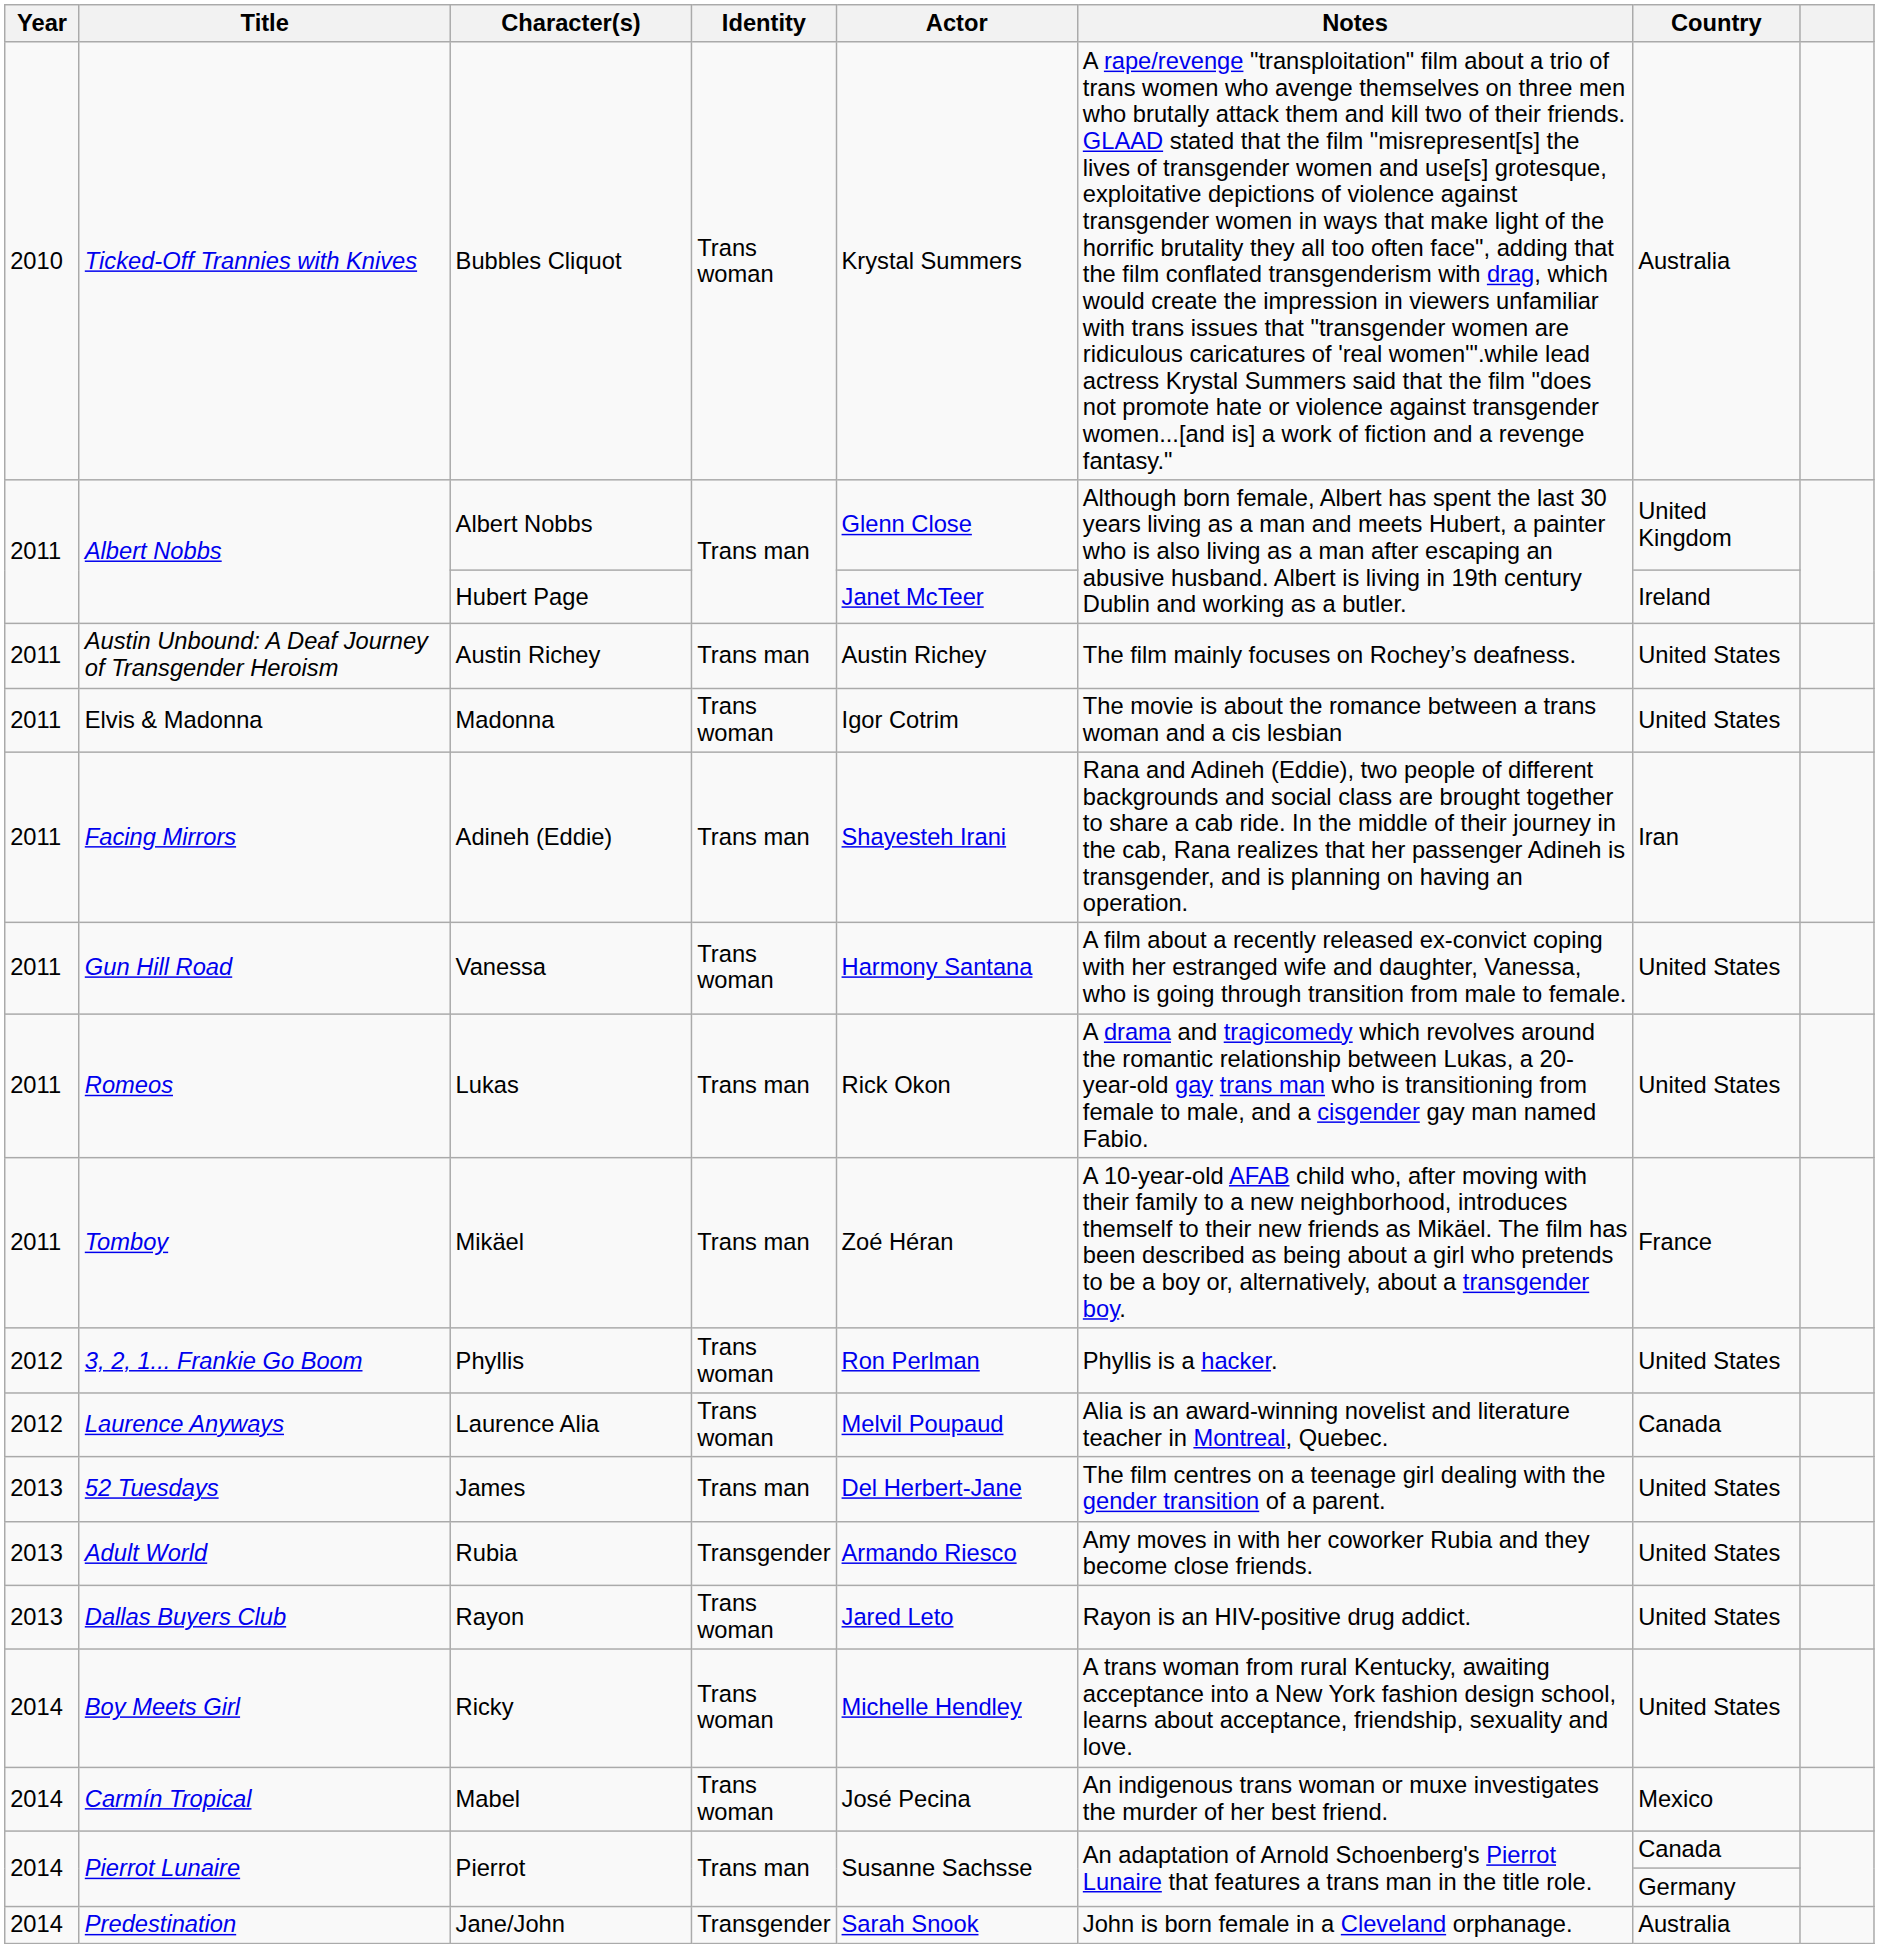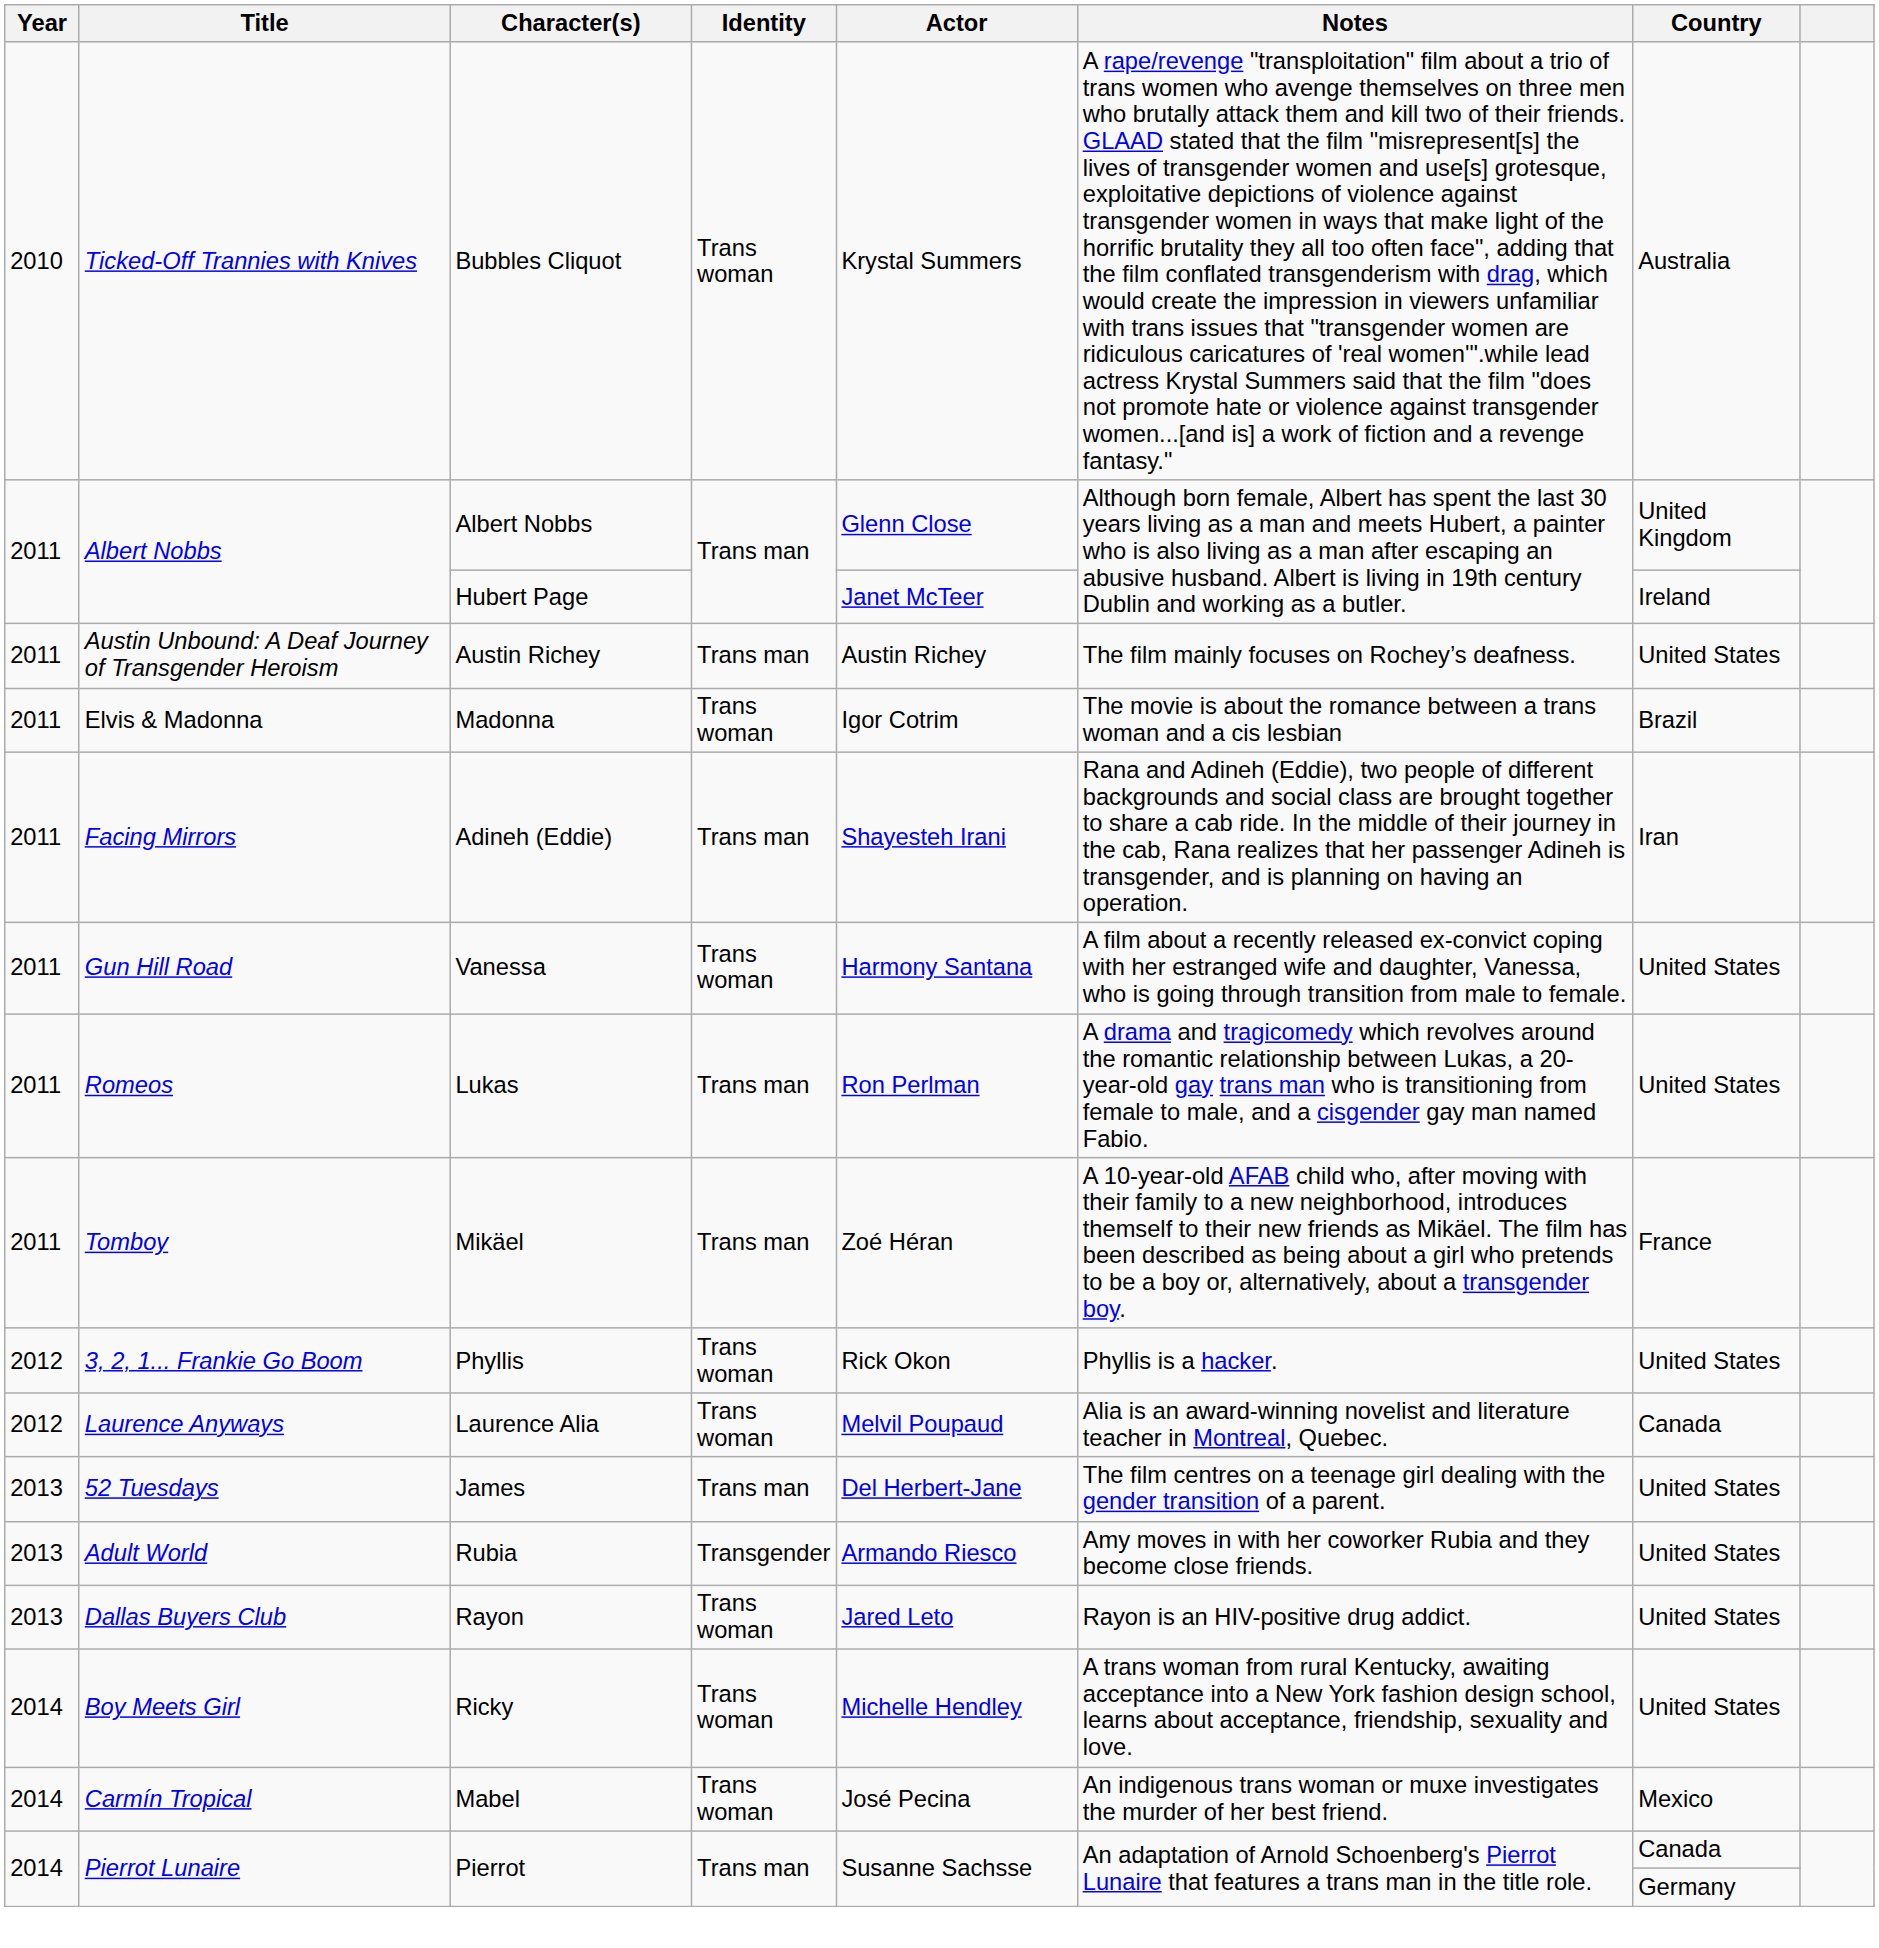(1709, 719) United States -> (1668, 719) Brazil
(896, 1085) Rick Okon -> (911, 1085) Ron Perlman
(911, 1360) Ron Perlman -> (896, 1360) Rick Okon
- row: (160, 1924)
